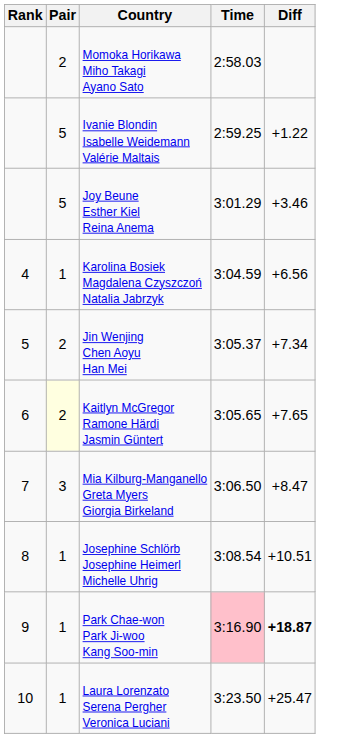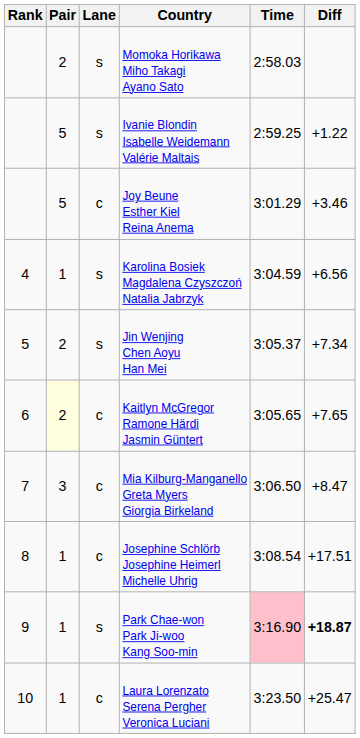+ column: (99, 15)
(290, 556) +10.51 -> (330, 556) +17.51
